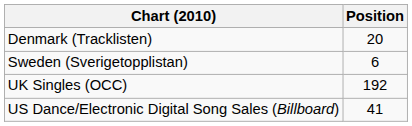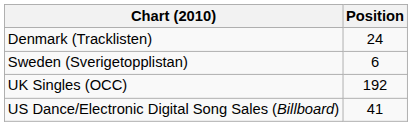(375, 39) 20 -> (375, 39) 24
